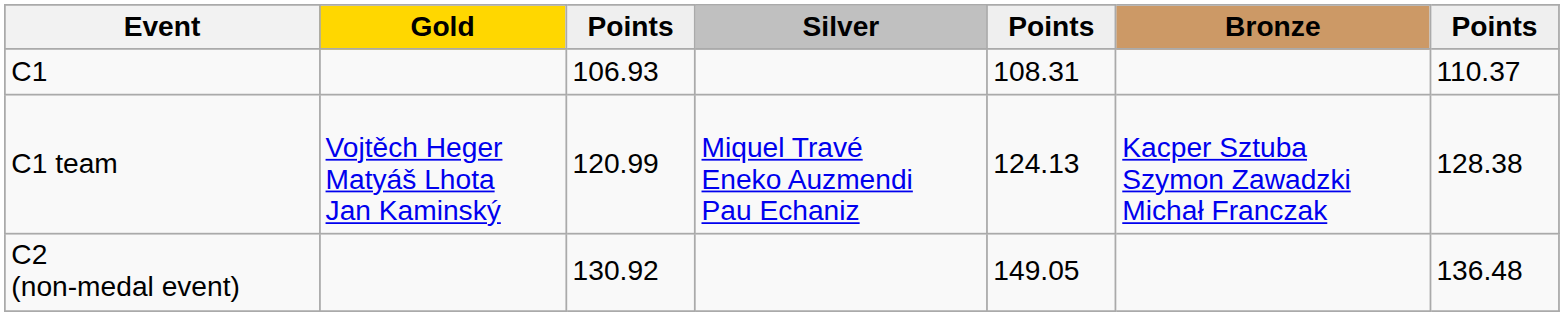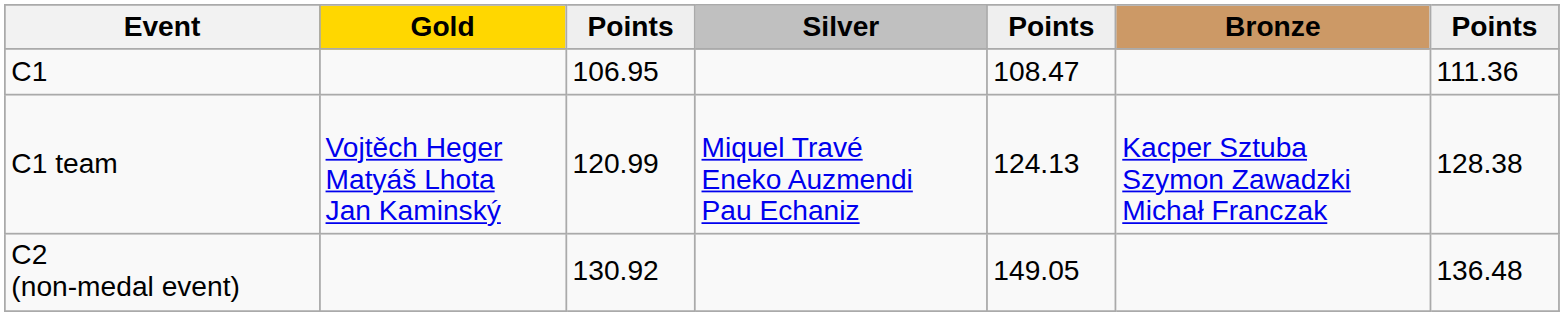(616, 71) 106.93 -> (616, 71) 106.95
(1036, 71) 108.31 -> (1036, 71) 108.47
(1478, 71) 110.37 -> (1477, 71) 111.36
